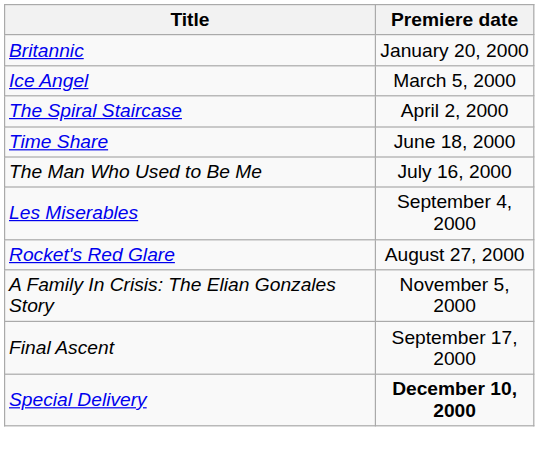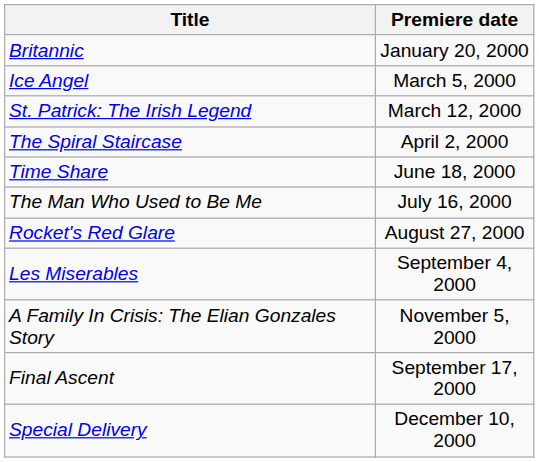+ row: (130, 111)
rows swapped: (92, 254) <-> (74, 213)
(455, 399) bold -> (455, 430) normal
